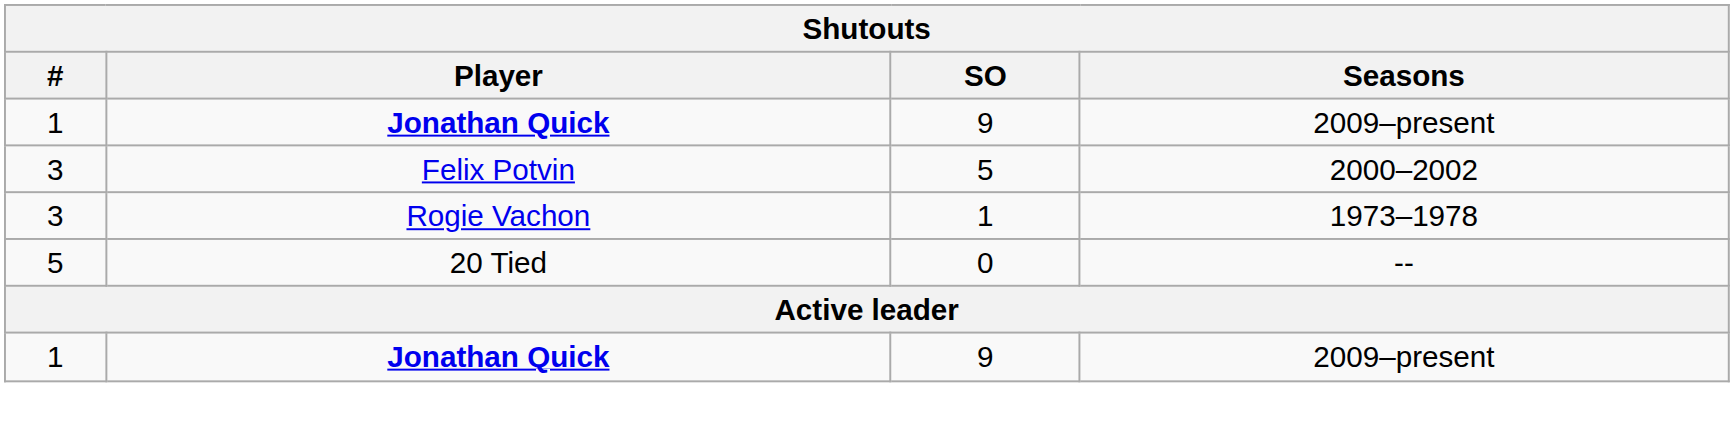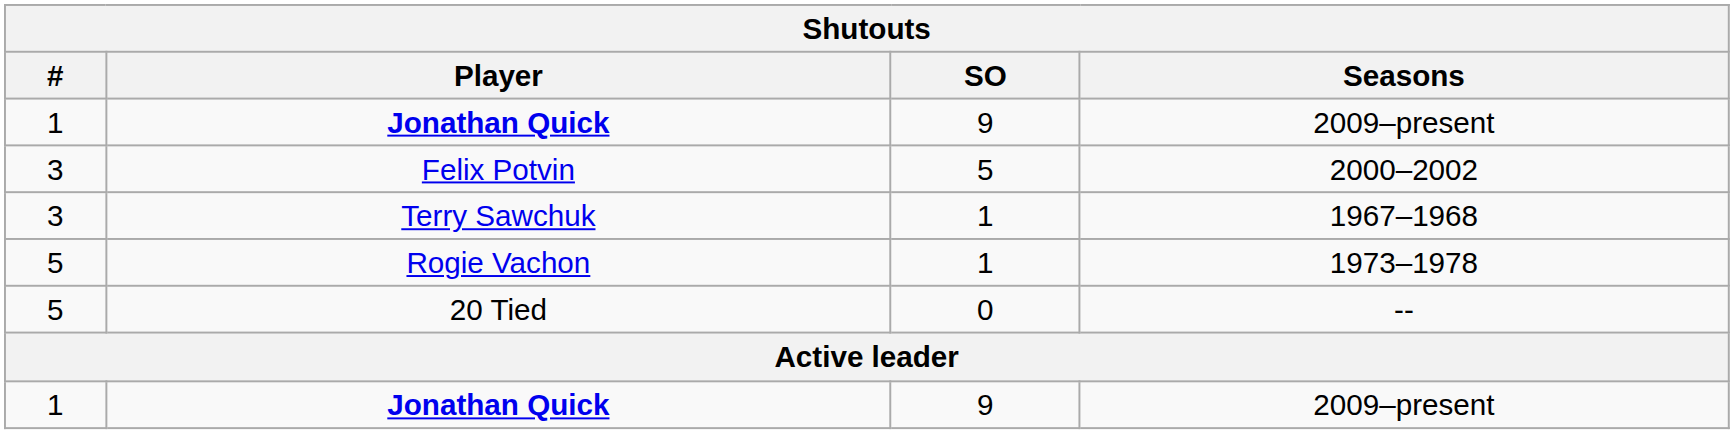+ row: (498, 216)
(55, 216) 3 -> (55, 263) 5
